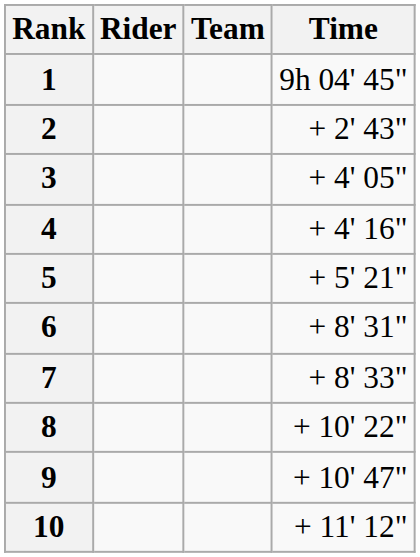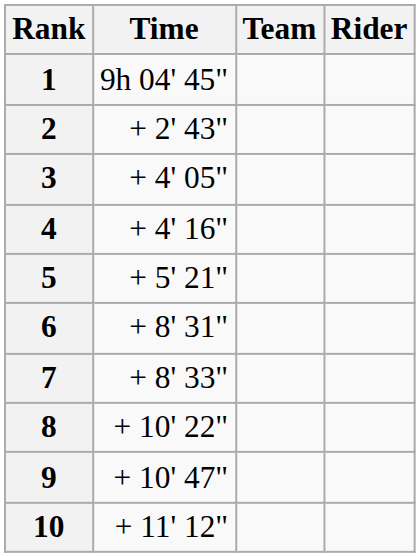columns swapped: (138, 29) <-> (343, 29)
